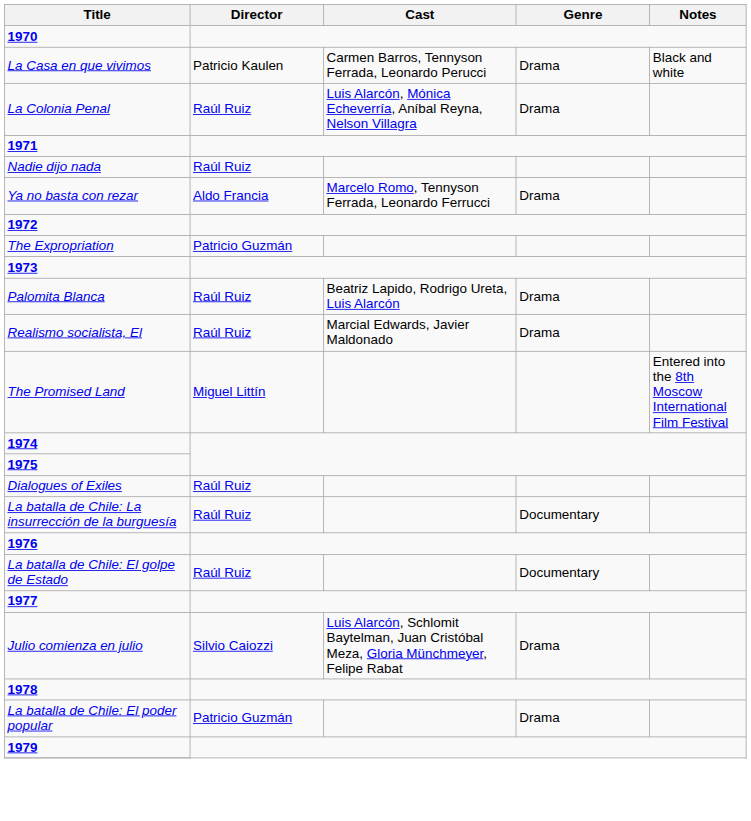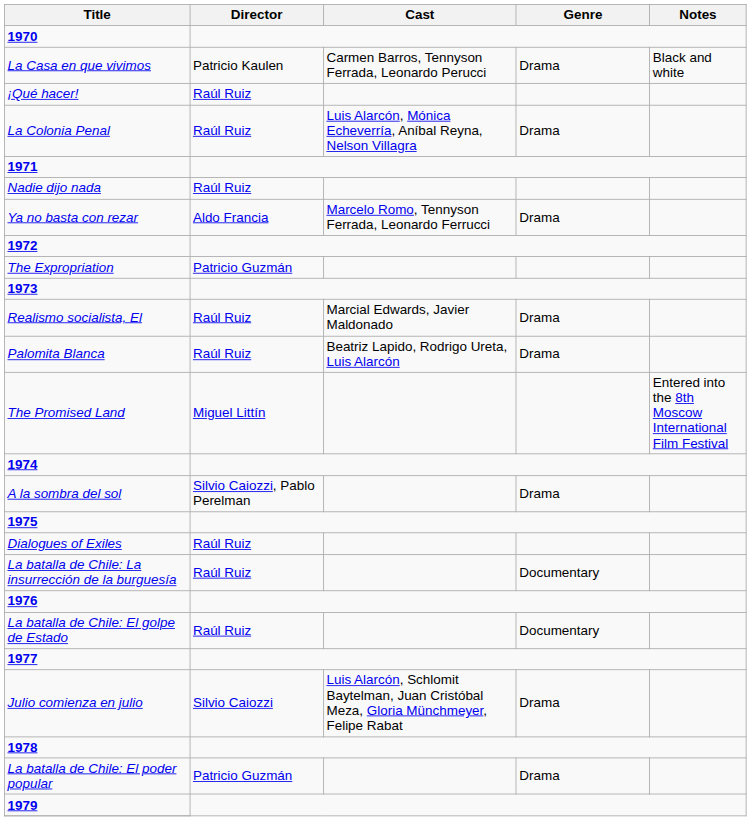+ row: (43, 94)
rows swapped: (56, 296) <-> (75, 332)
+ row: (64, 493)
